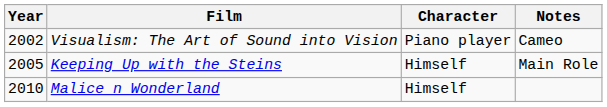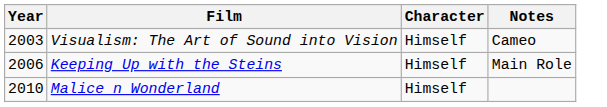(26, 41) 2002 -> (26, 41) 2003
(458, 41) Piano player -> (436, 41) Himself
(26, 65) 2005 -> (26, 65) 2006
